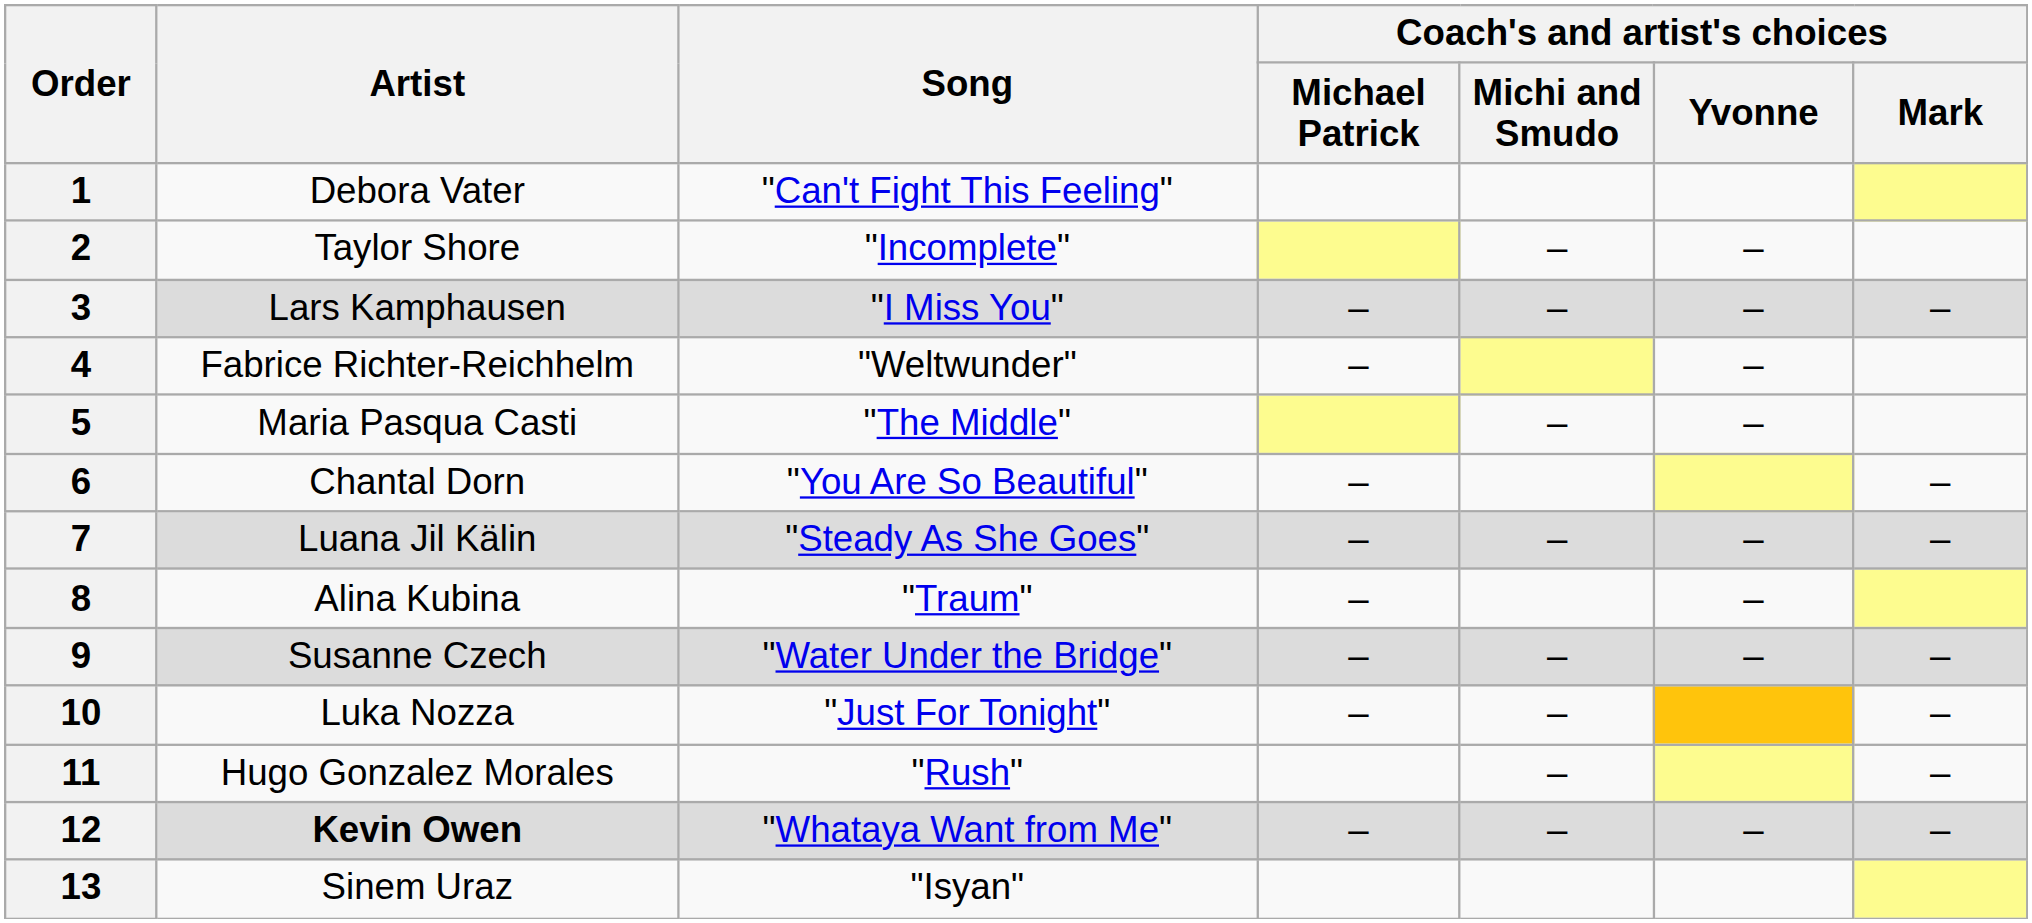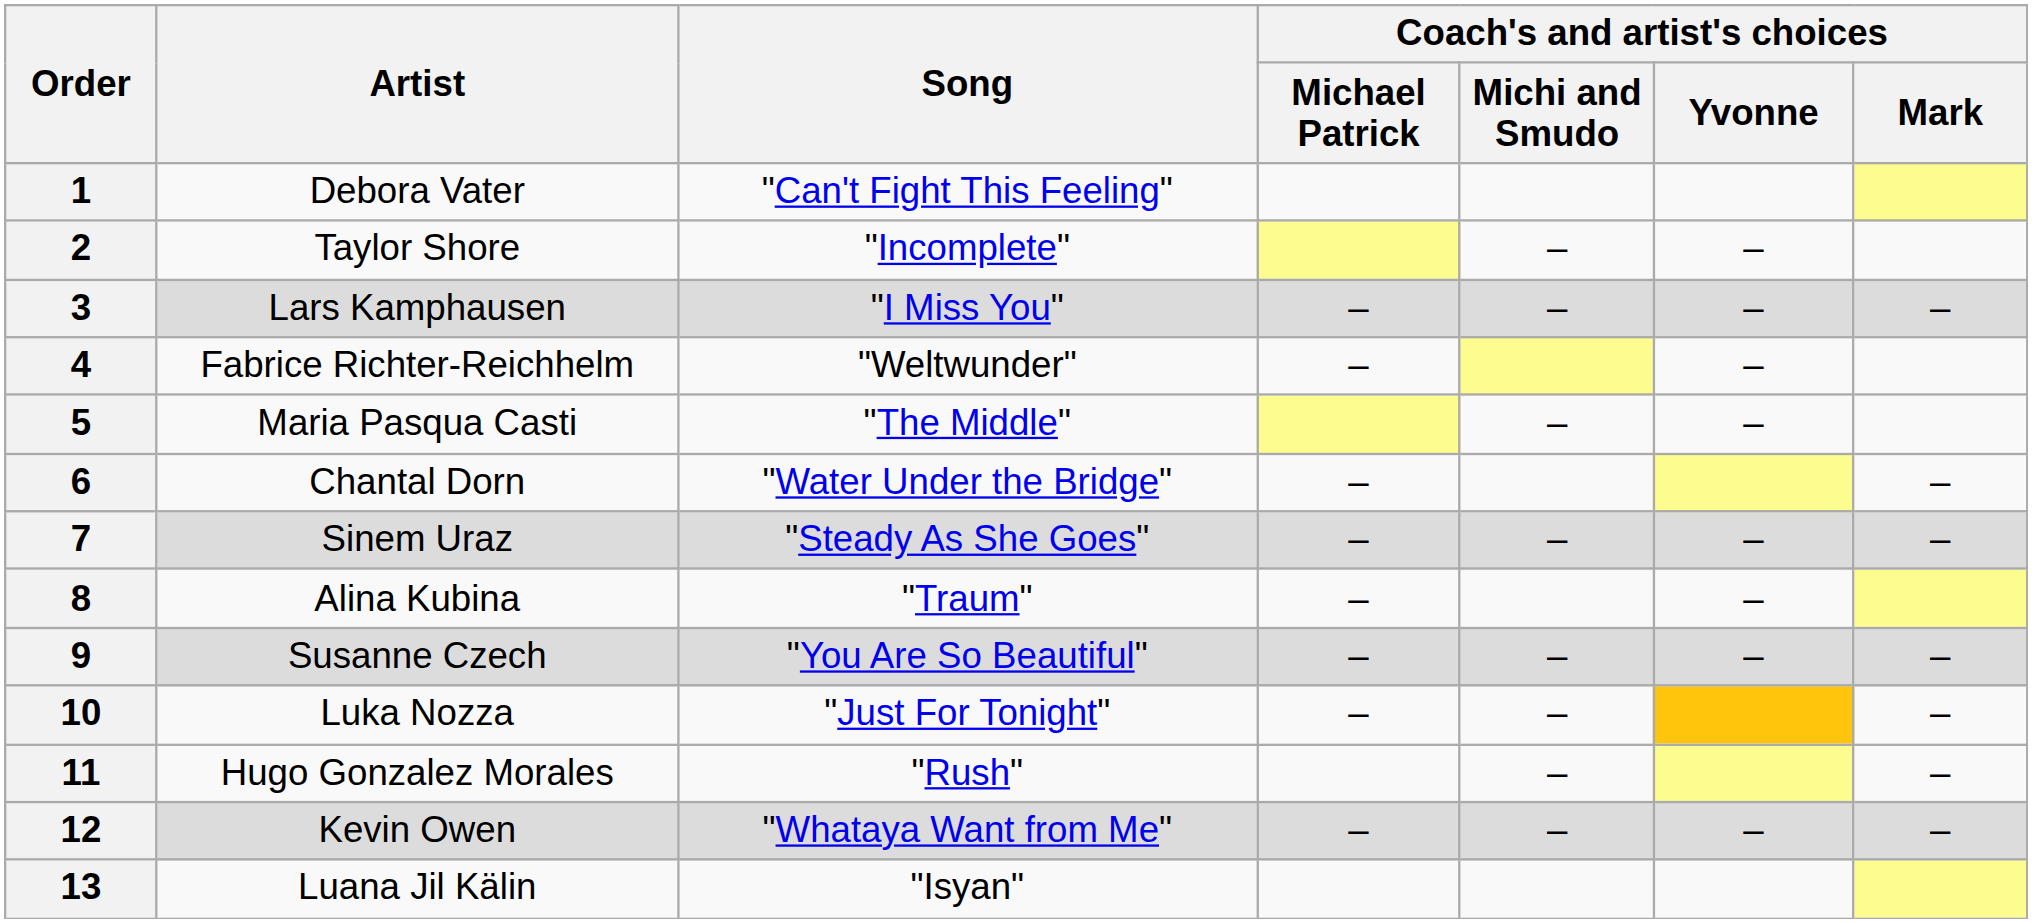(967, 481) "You Are So Beautiful" -> (967, 481) "Water Under the Bridge"
(417, 539) Luana Jil Kälin -> (417, 539) Sinem Uraz
(967, 655) "Water Under the Bridge" -> (967, 655) "You Are So Beautiful"
(417, 830) bold -> (417, 830) normal
(417, 888) Sinem Uraz -> (417, 888) Luana Jil Kälin
